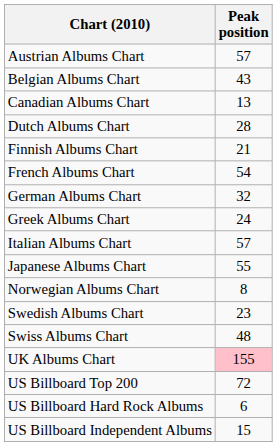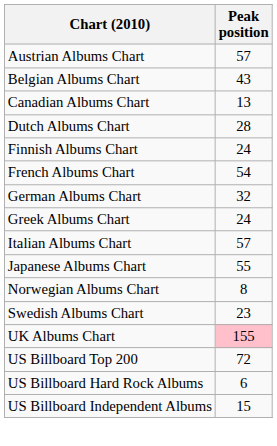(244, 149) 21 -> (244, 149) 24
- row: (68, 336)
